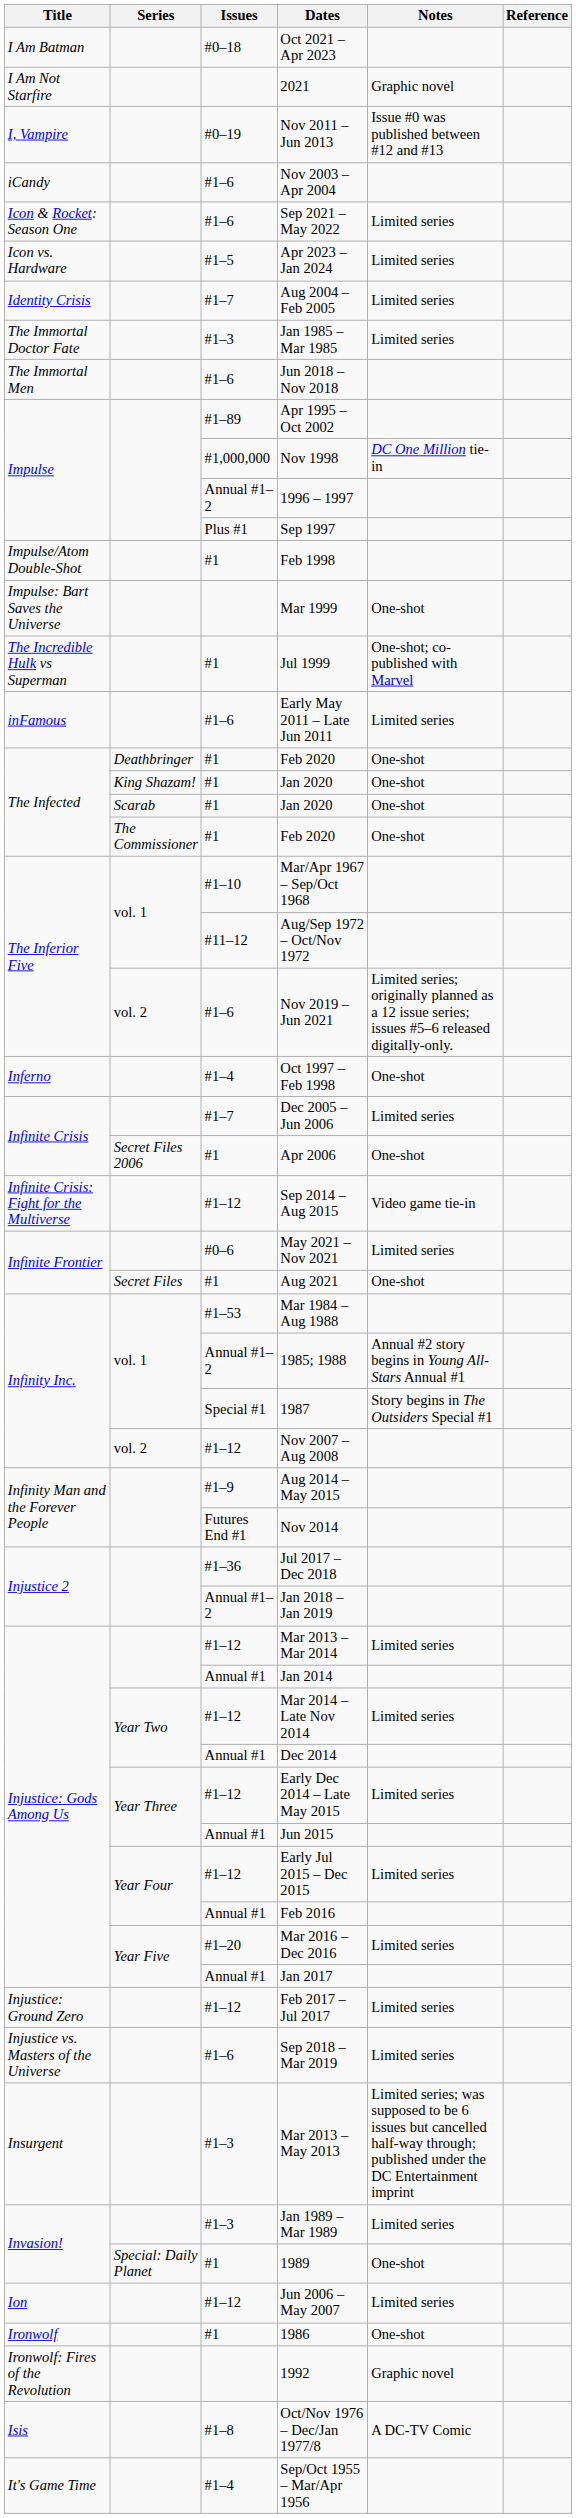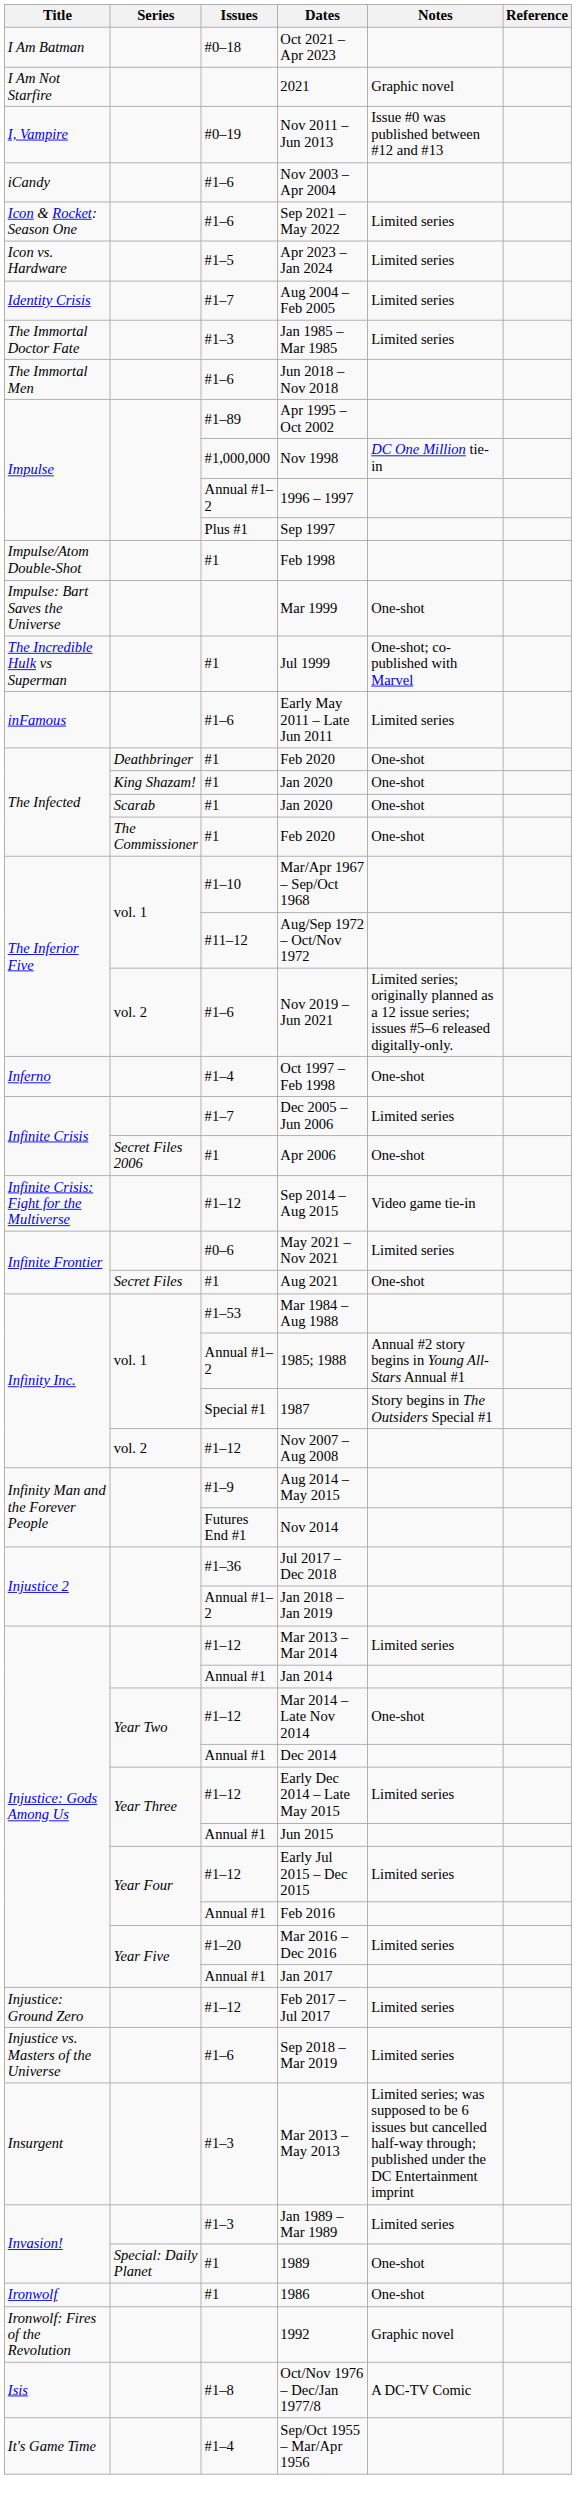(413, 1716) Limited series -> (398, 1716) One-shot
- row: (156, 2303)
